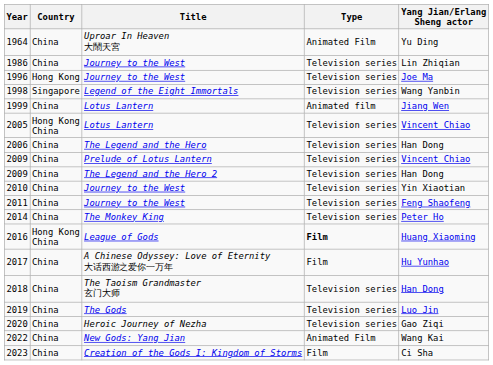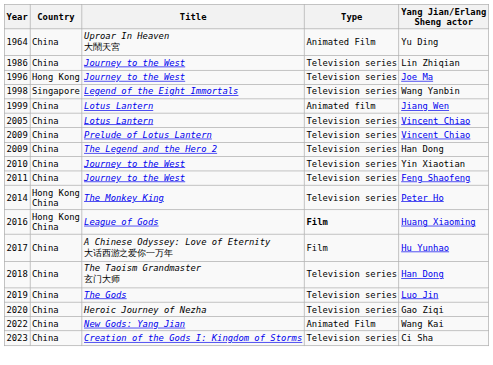(56, 126) Hong Kong China -> (45, 120) China
- row: (17, 145)
(45, 217) China -> (56, 198) Hong Kong China
(317, 353) Film -> (352, 338) Television series
